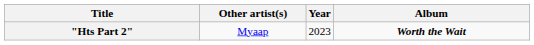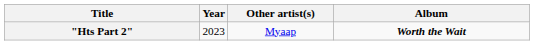columns swapped: (253, 13) <-> (320, 13)
